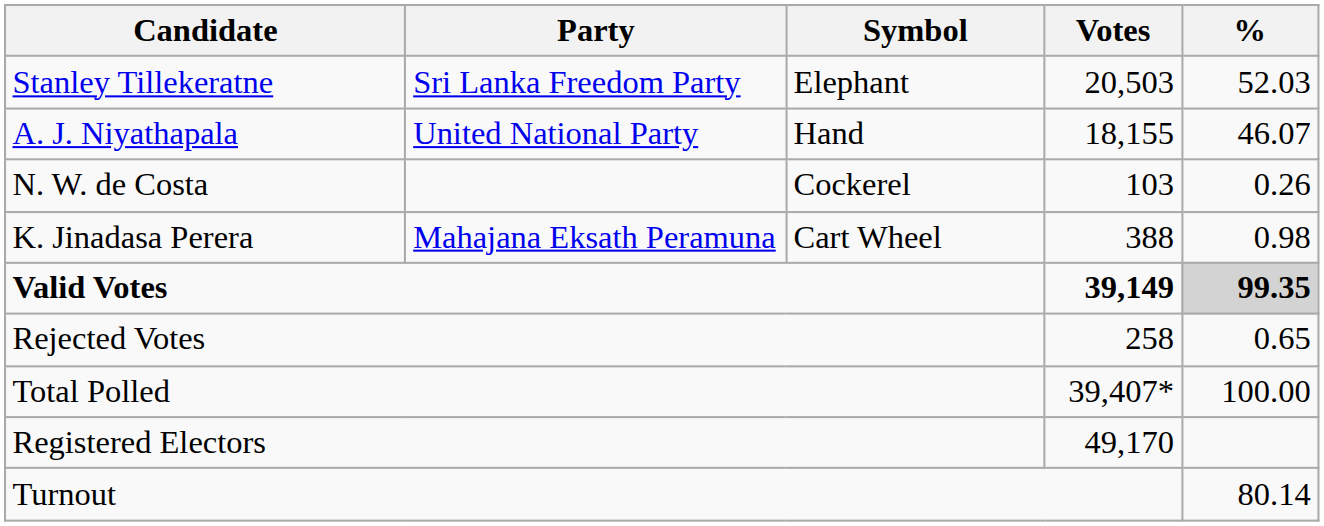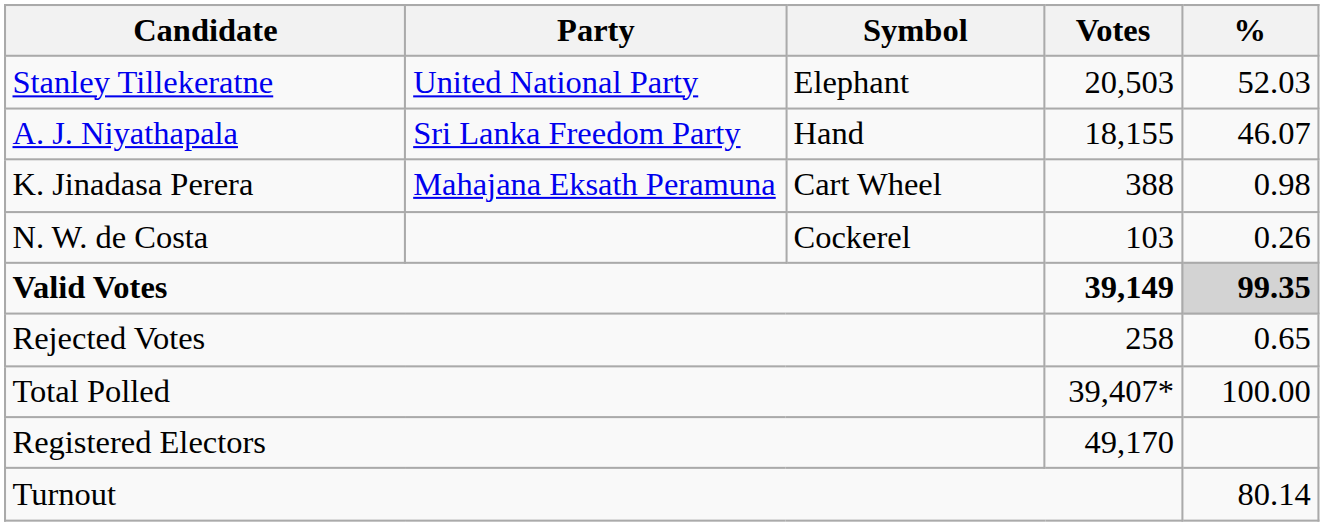(577, 81) Sri Lanka Freedom Party -> (556, 81) United National Party
(556, 133) United National Party -> (577, 133) Sri Lanka Freedom Party
rows swapped: (133, 236) <-> (110, 184)
